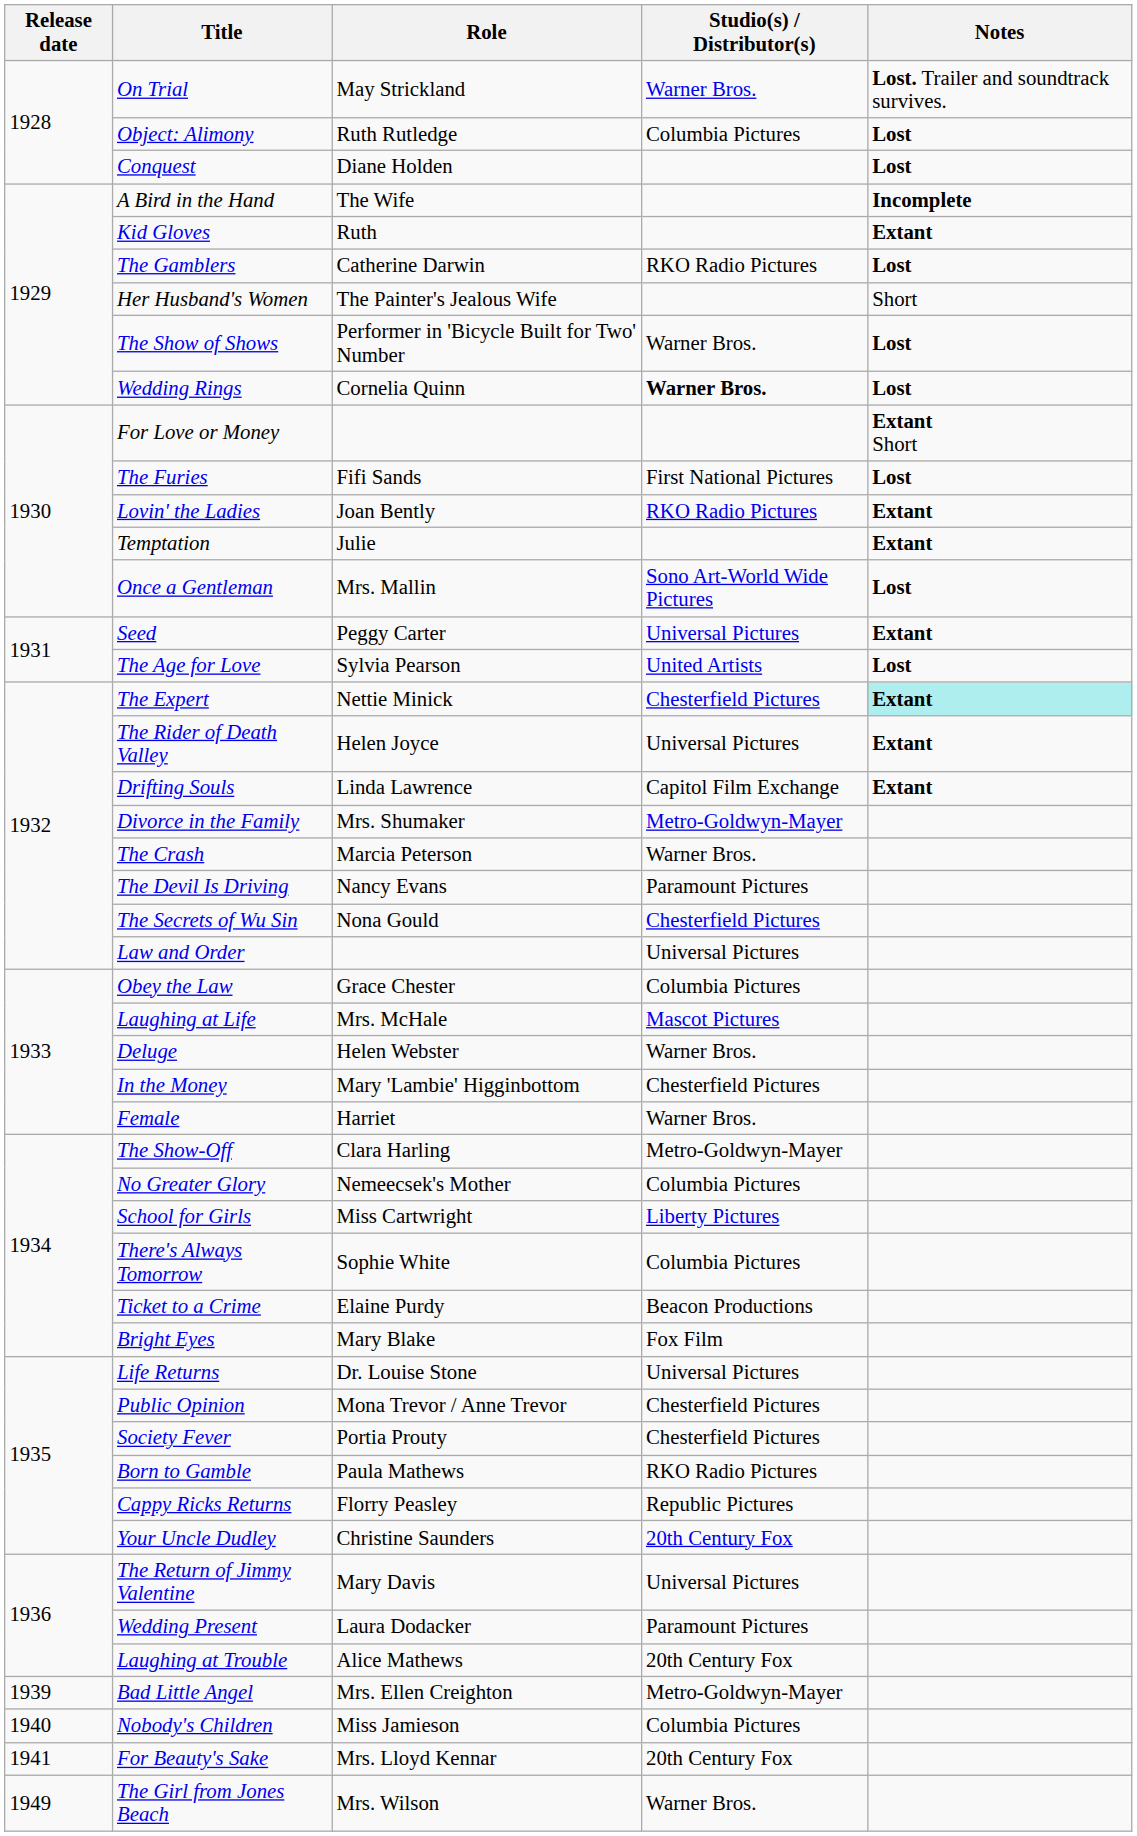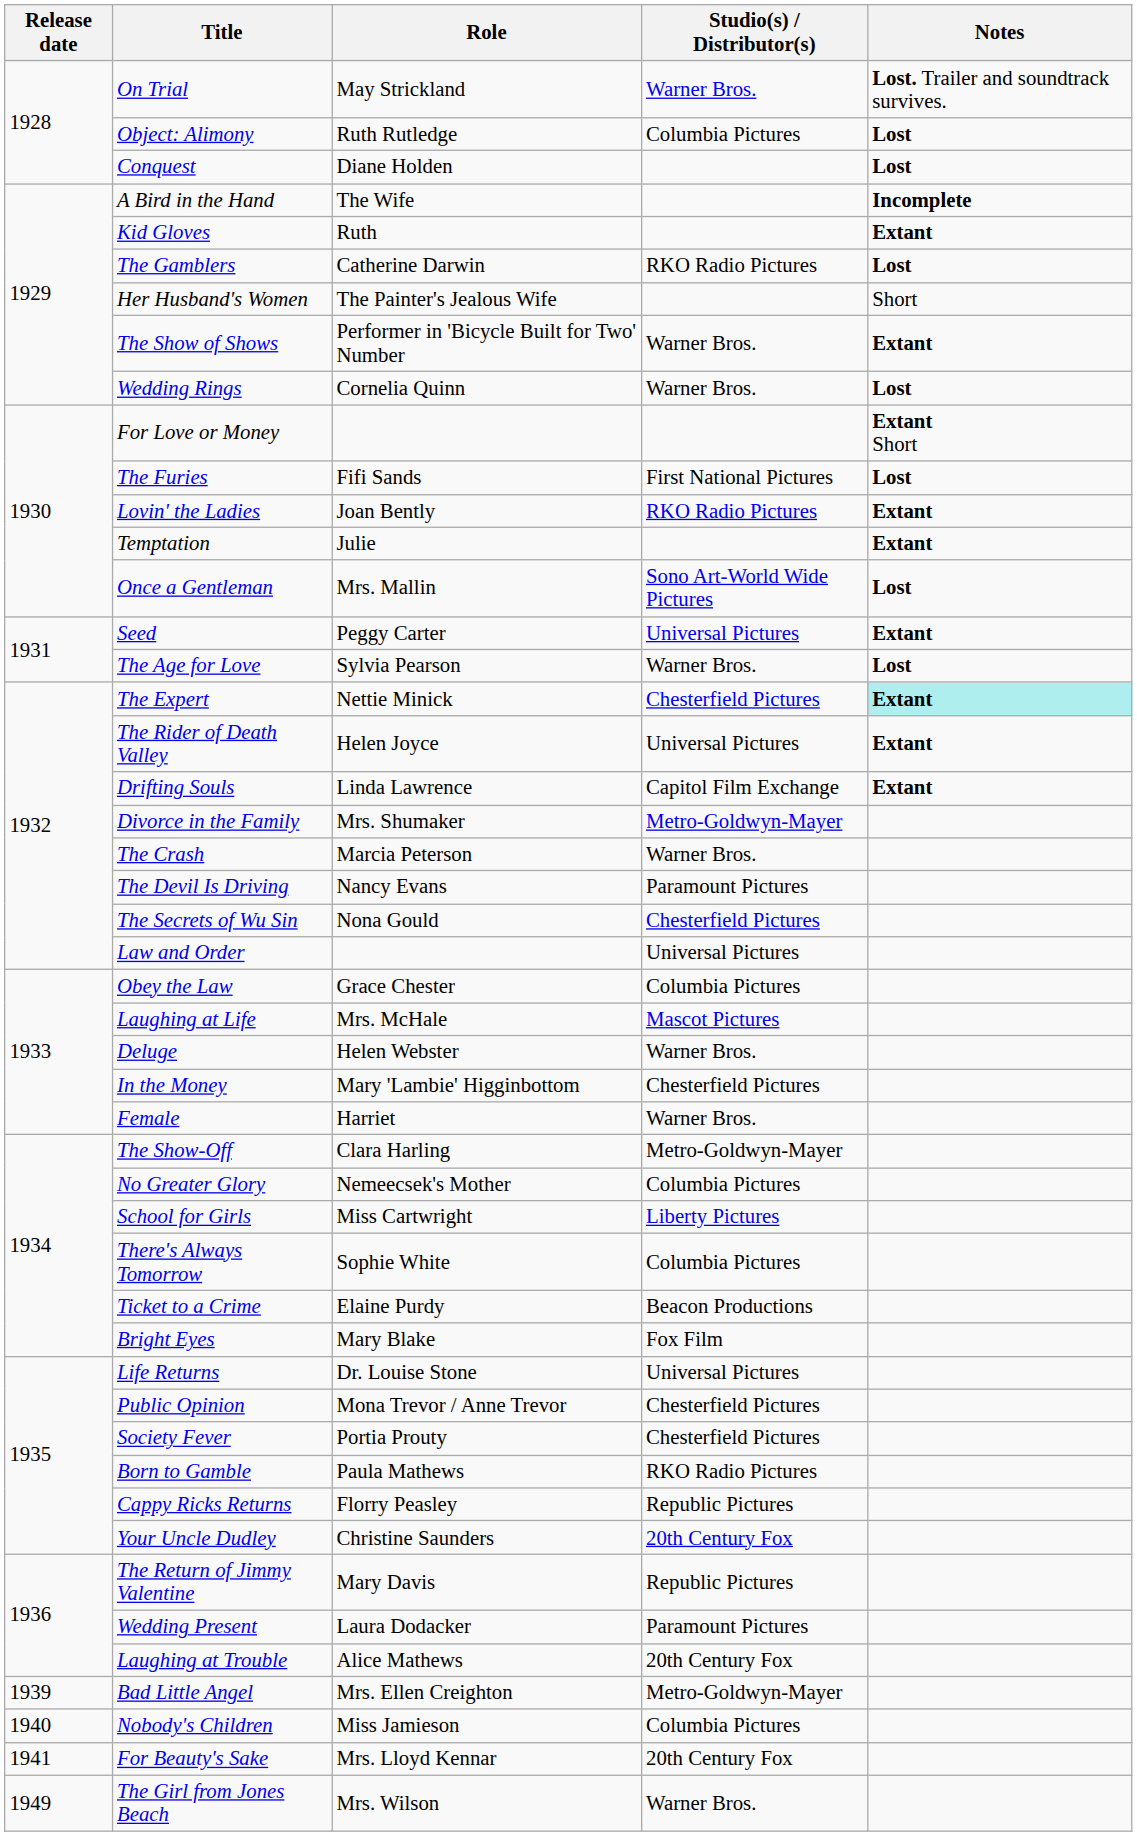(892, 343) Lost -> (902, 343) Extant
(706, 388) bold -> (701, 388) normal
(704, 665) United Artists -> (701, 665) Warner Bros.
(723, 1581) Universal Pictures -> (720, 1581) Republic Pictures
